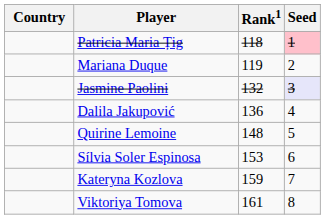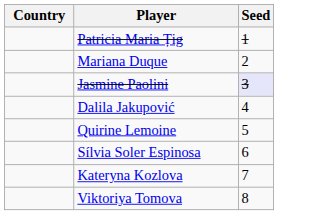- column: (261, 17)
(291, 42) pink background -> (245, 38) no background
